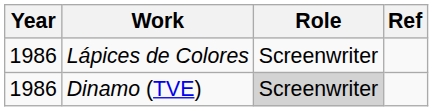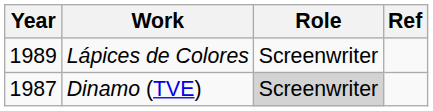(33, 55) 1986 -> (33, 55) 1989
(33, 88) 1986 -> (33, 88) 1987
